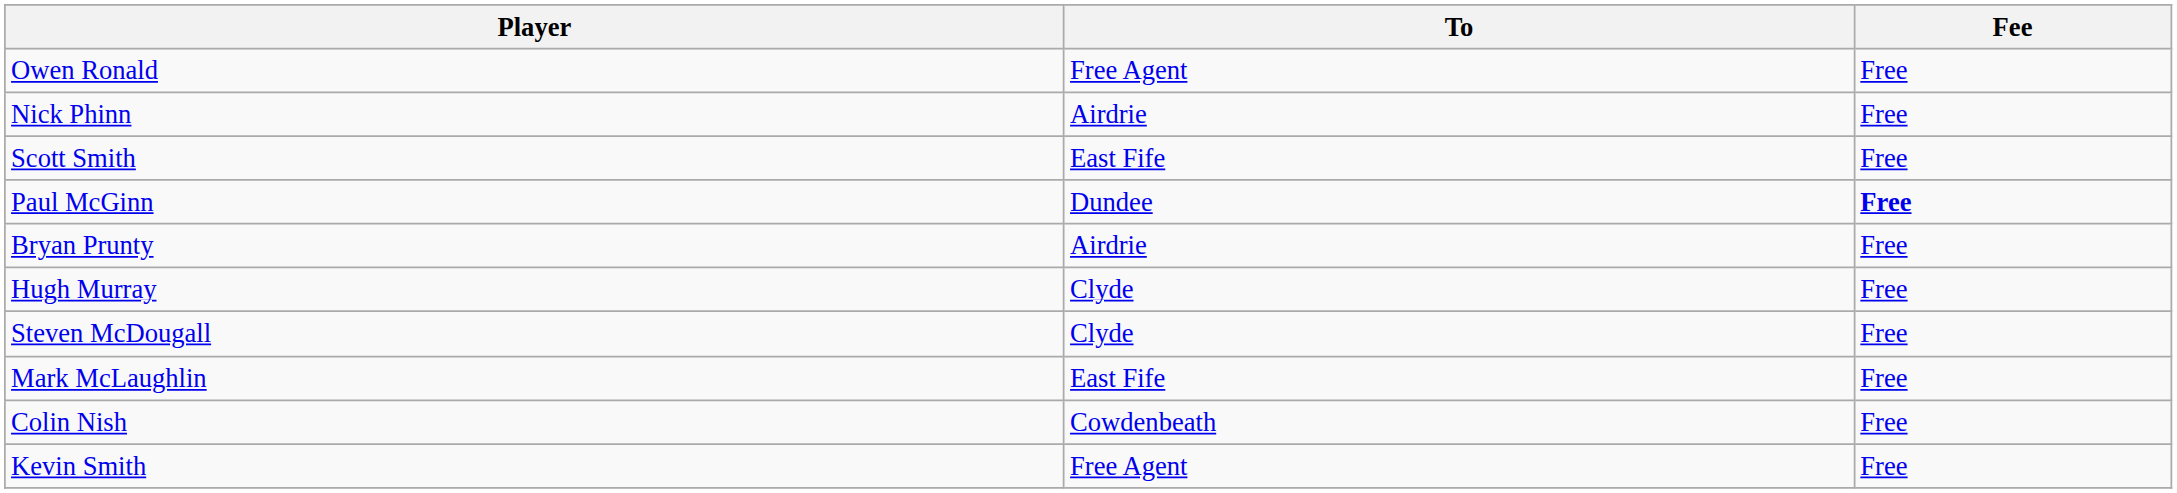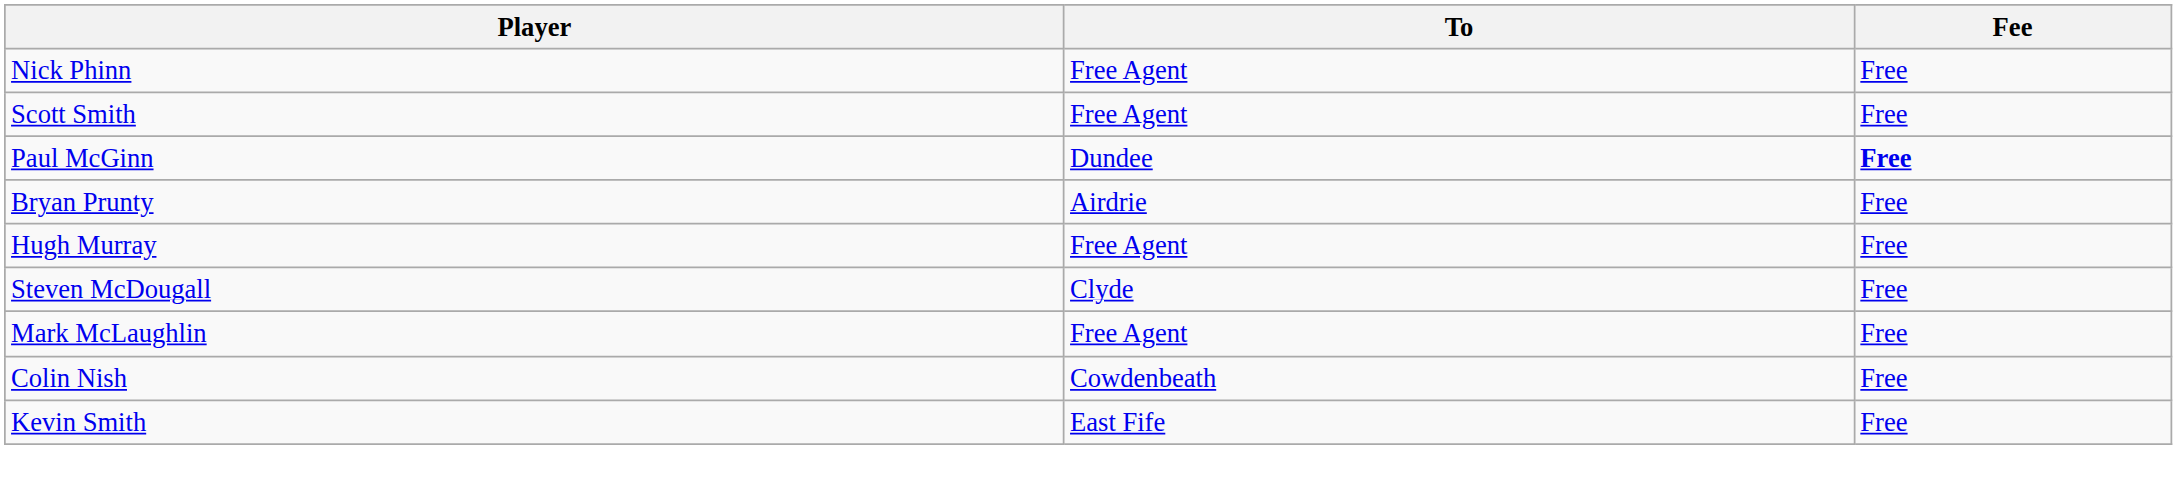- row: (85, 70)
(1108, 114) Airdrie -> (1129, 70) Free Agent
(1118, 158) East Fife -> (1129, 114) Free Agent
(1102, 289) Clyde -> (1129, 245) Free Agent
(1118, 377) East Fife -> (1129, 333) Free Agent
(1129, 465) Free Agent -> (1118, 421) East Fife
